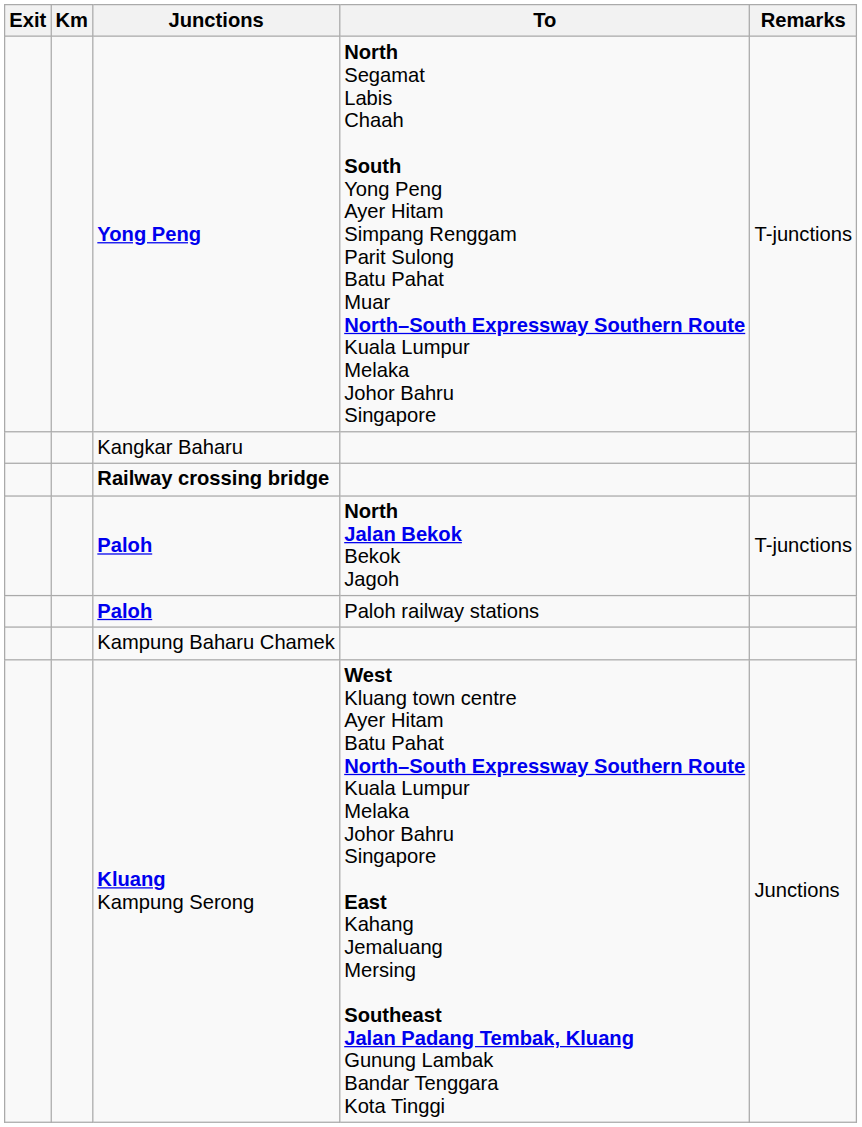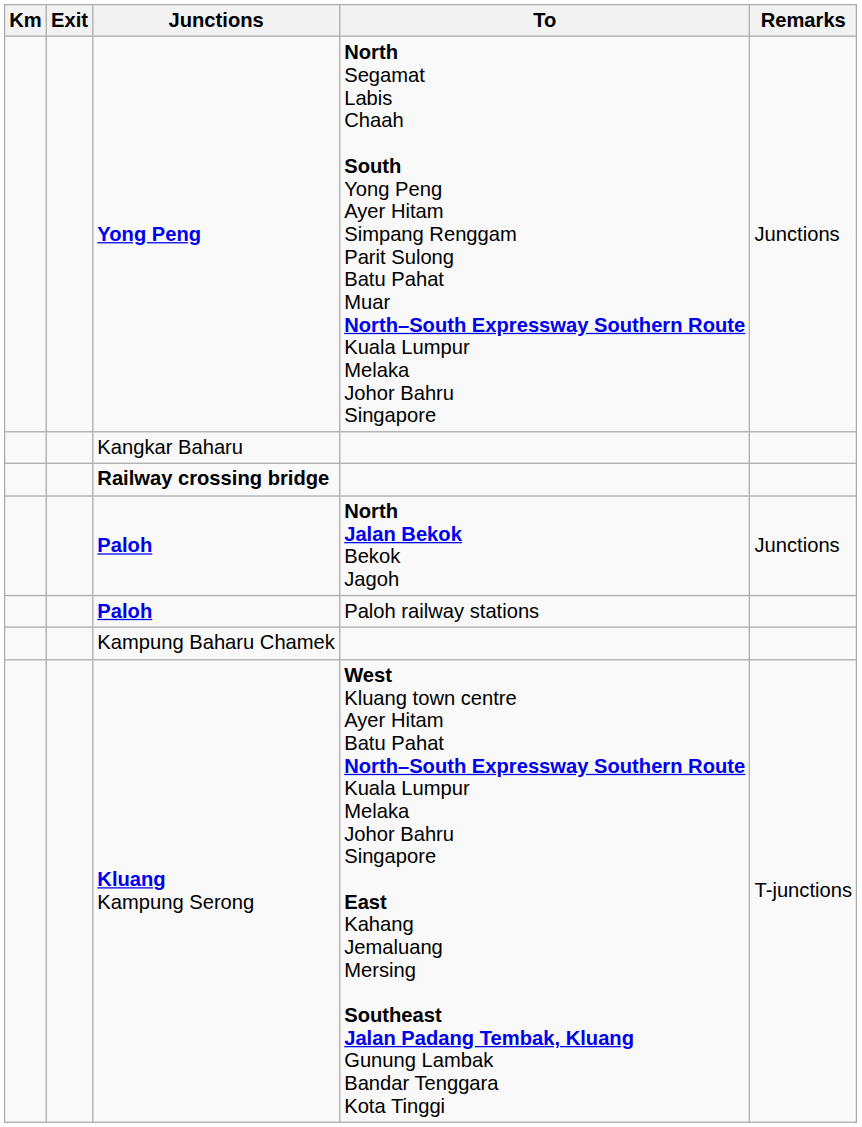columns swapped: (72, 20) <-> (28, 20)
(803, 233) T-junctions -> (797, 233) Junctions
(803, 545) T-junctions -> (797, 545) Junctions
(797, 890) Junctions -> (803, 890) T-junctions
